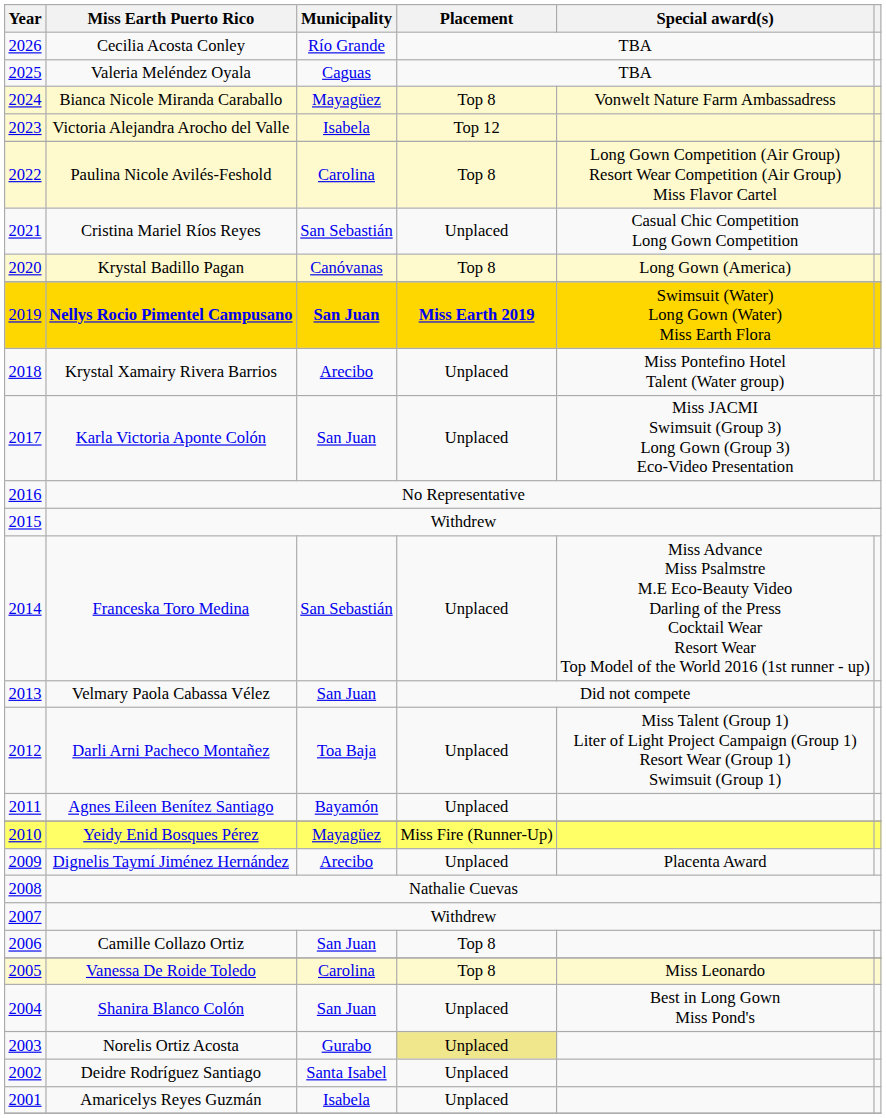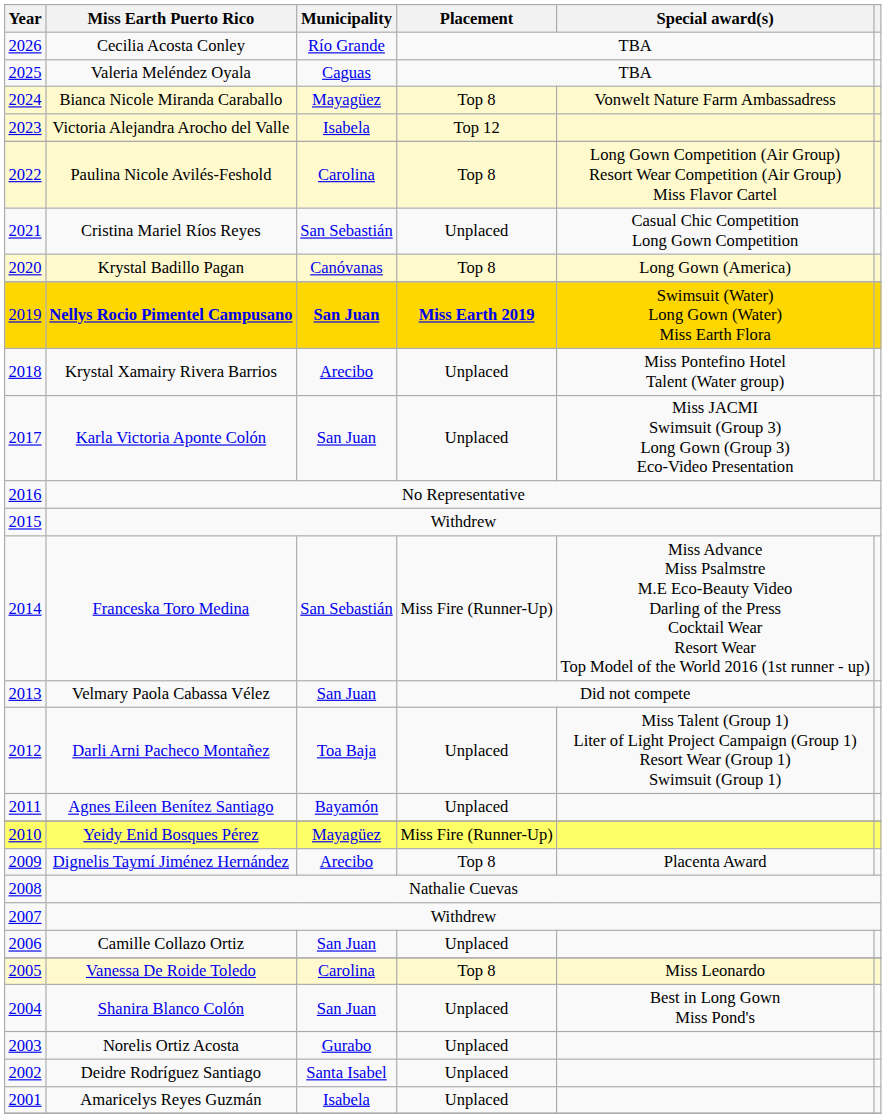(477, 608) Unplaced -> (477, 608) Miss Fire (Runner-Up)
(477, 862) Unplaced -> (477, 862) Top 8
(477, 944) Top 8 -> (477, 944) Unplaced
(477, 1045) khaki background -> (477, 1045) no background
